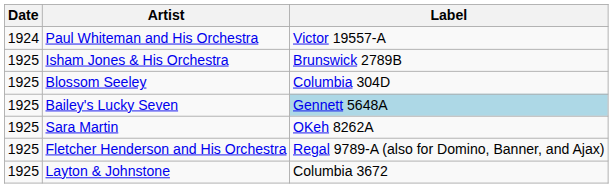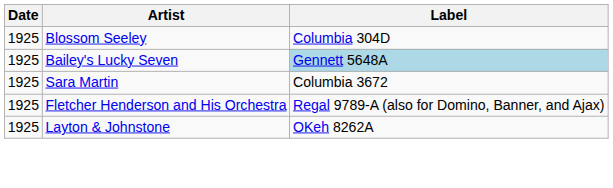- row: (152, 37)
- row: (137, 60)
(333, 127) OKeh 8262A -> (340, 82) Columbia 3672
(340, 171) Columbia 3672 -> (333, 127) OKeh 8262A
